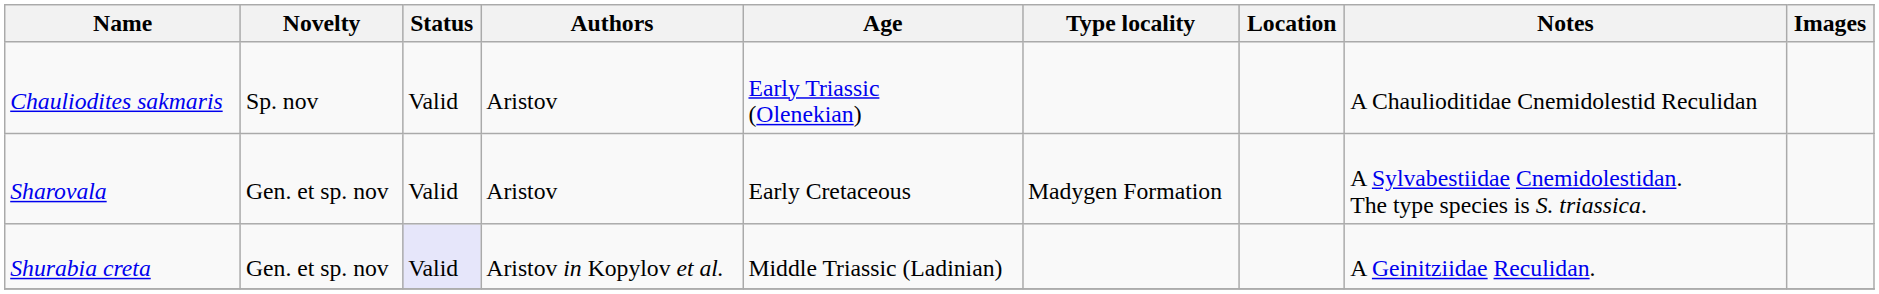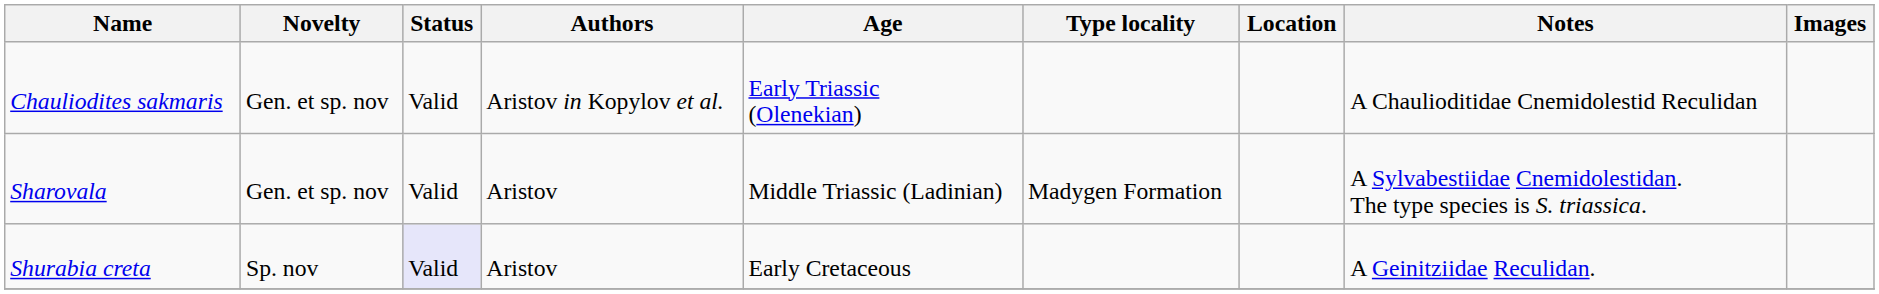(282, 100) Sp. nov -> (317, 100) Gen. et sp. nov
(522, 100) Aristov -> (605, 100) Aristov in Kopylov et al.
(830, 191) Early Cretaceous -> (875, 191) Middle Triassic (Ladinian)
(317, 269) Gen. et sp. nov -> (282, 269) Sp. nov
(605, 269) Aristov in Kopylov et al. -> (522, 269) Aristov
(875, 269) Middle Triassic (Ladinian) -> (830, 269) Early Cretaceous
